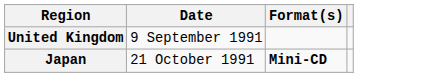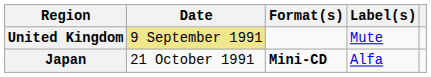+ column: (383, 16)
(196, 38) no background -> (196, 38) khaki background
